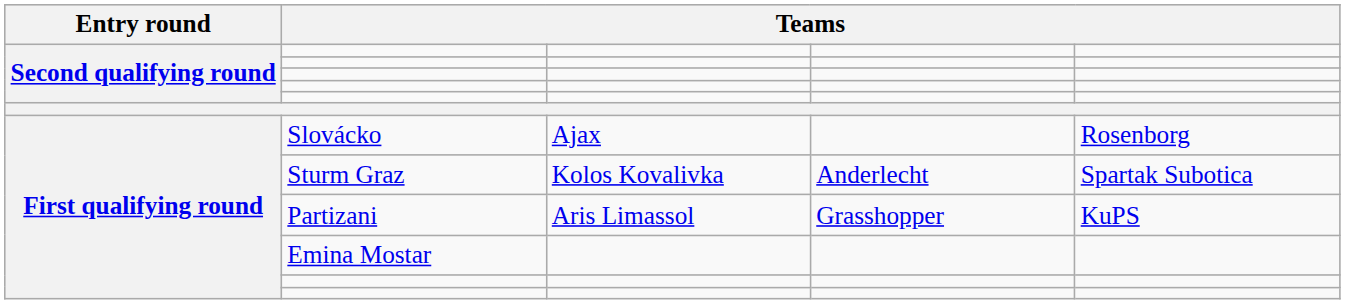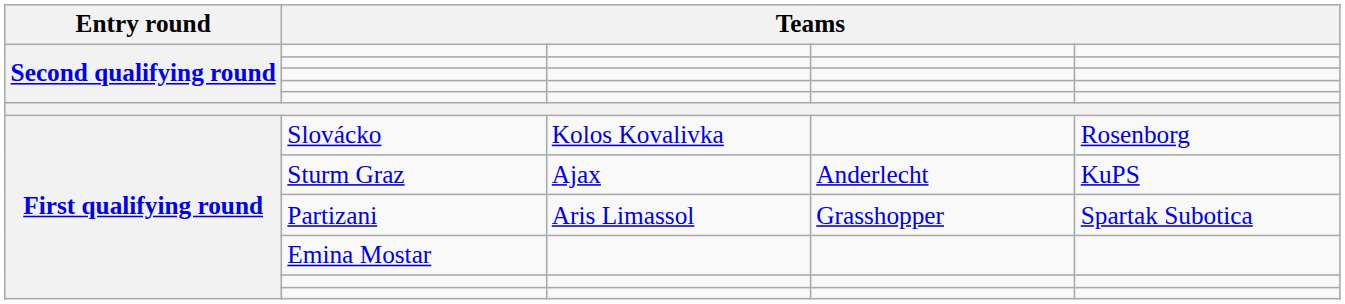(576, 134) Ajax -> (638, 134) Kolos Kovalivka
(638, 174) Kolos Kovalivka -> (576, 174) Ajax
(1167, 174) Spartak Subotica -> (1110, 174) KuPS
(1110, 214) KuPS -> (1167, 214) Spartak Subotica
